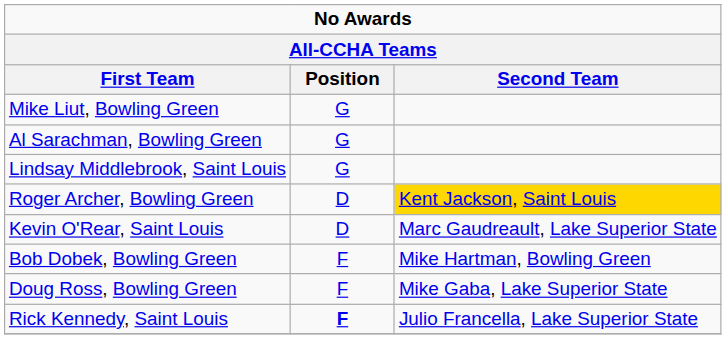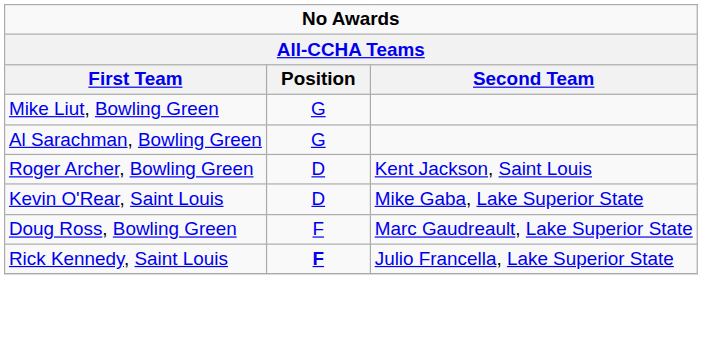- row: (147, 169)
(508, 199) gold background -> (483, 169) no background
(558, 229) Marc Gaudreault, Lake Superior State -> (509, 199) Mike Gaba, Lake Superior State
- row: (123, 259)
(533, 288) Mike Gaba, Lake Superior State -> (534, 229) Marc Gaudreault, Lake Superior State
